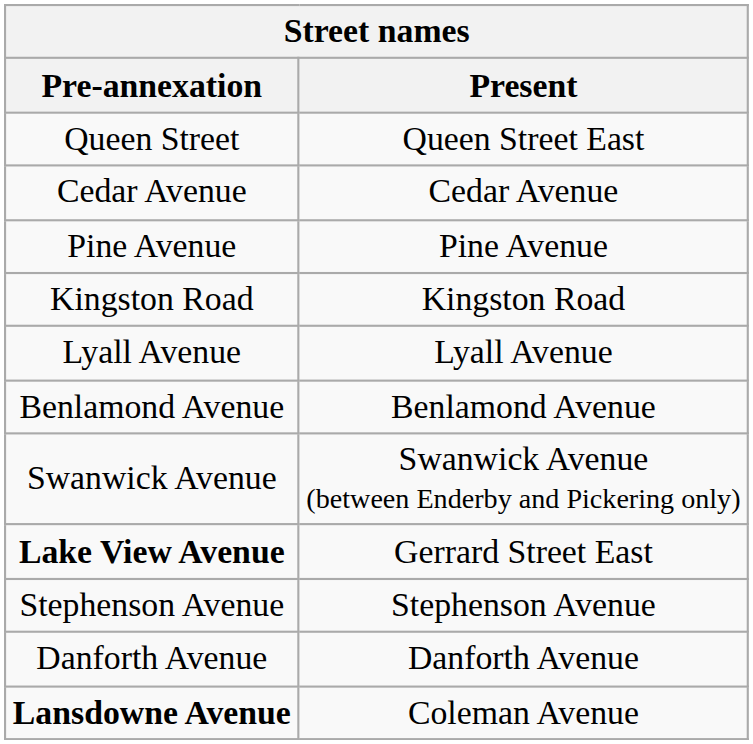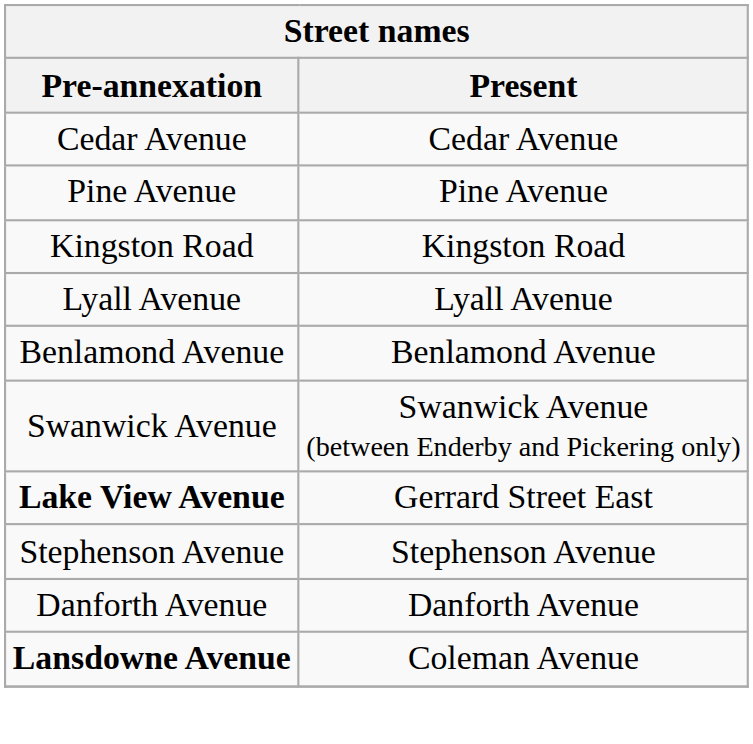- row: (152, 138)
